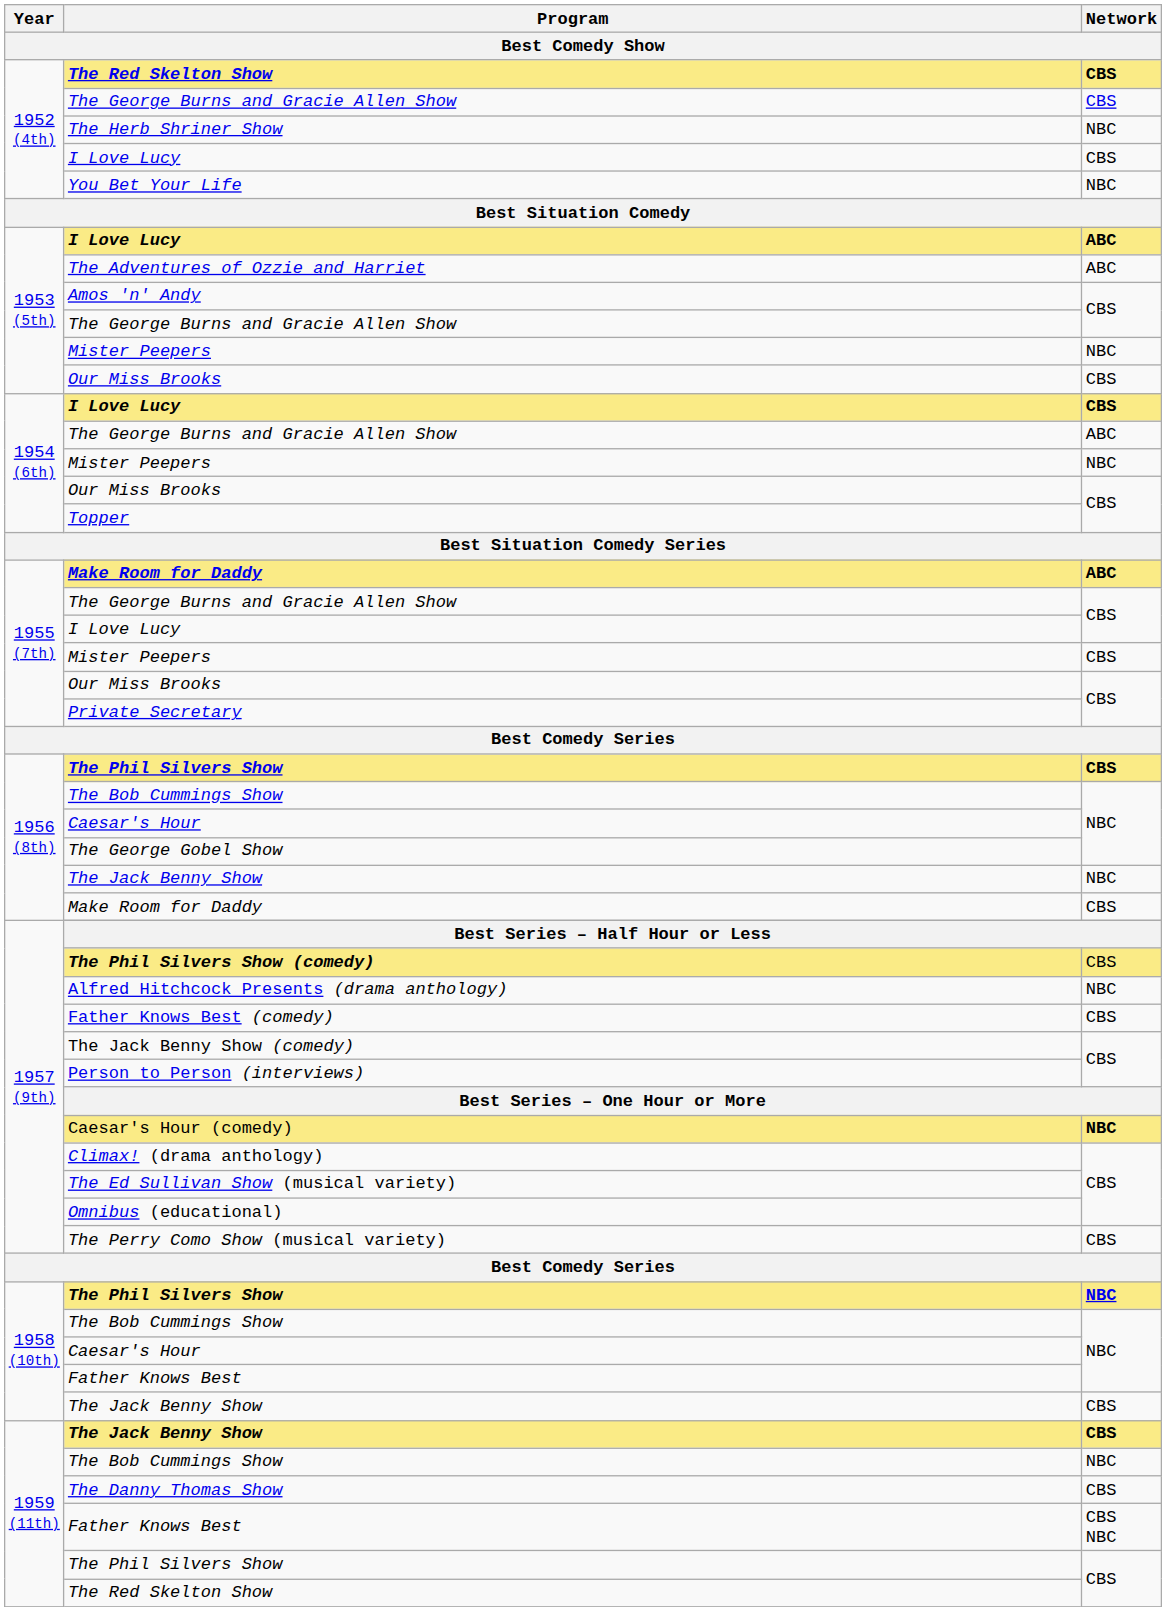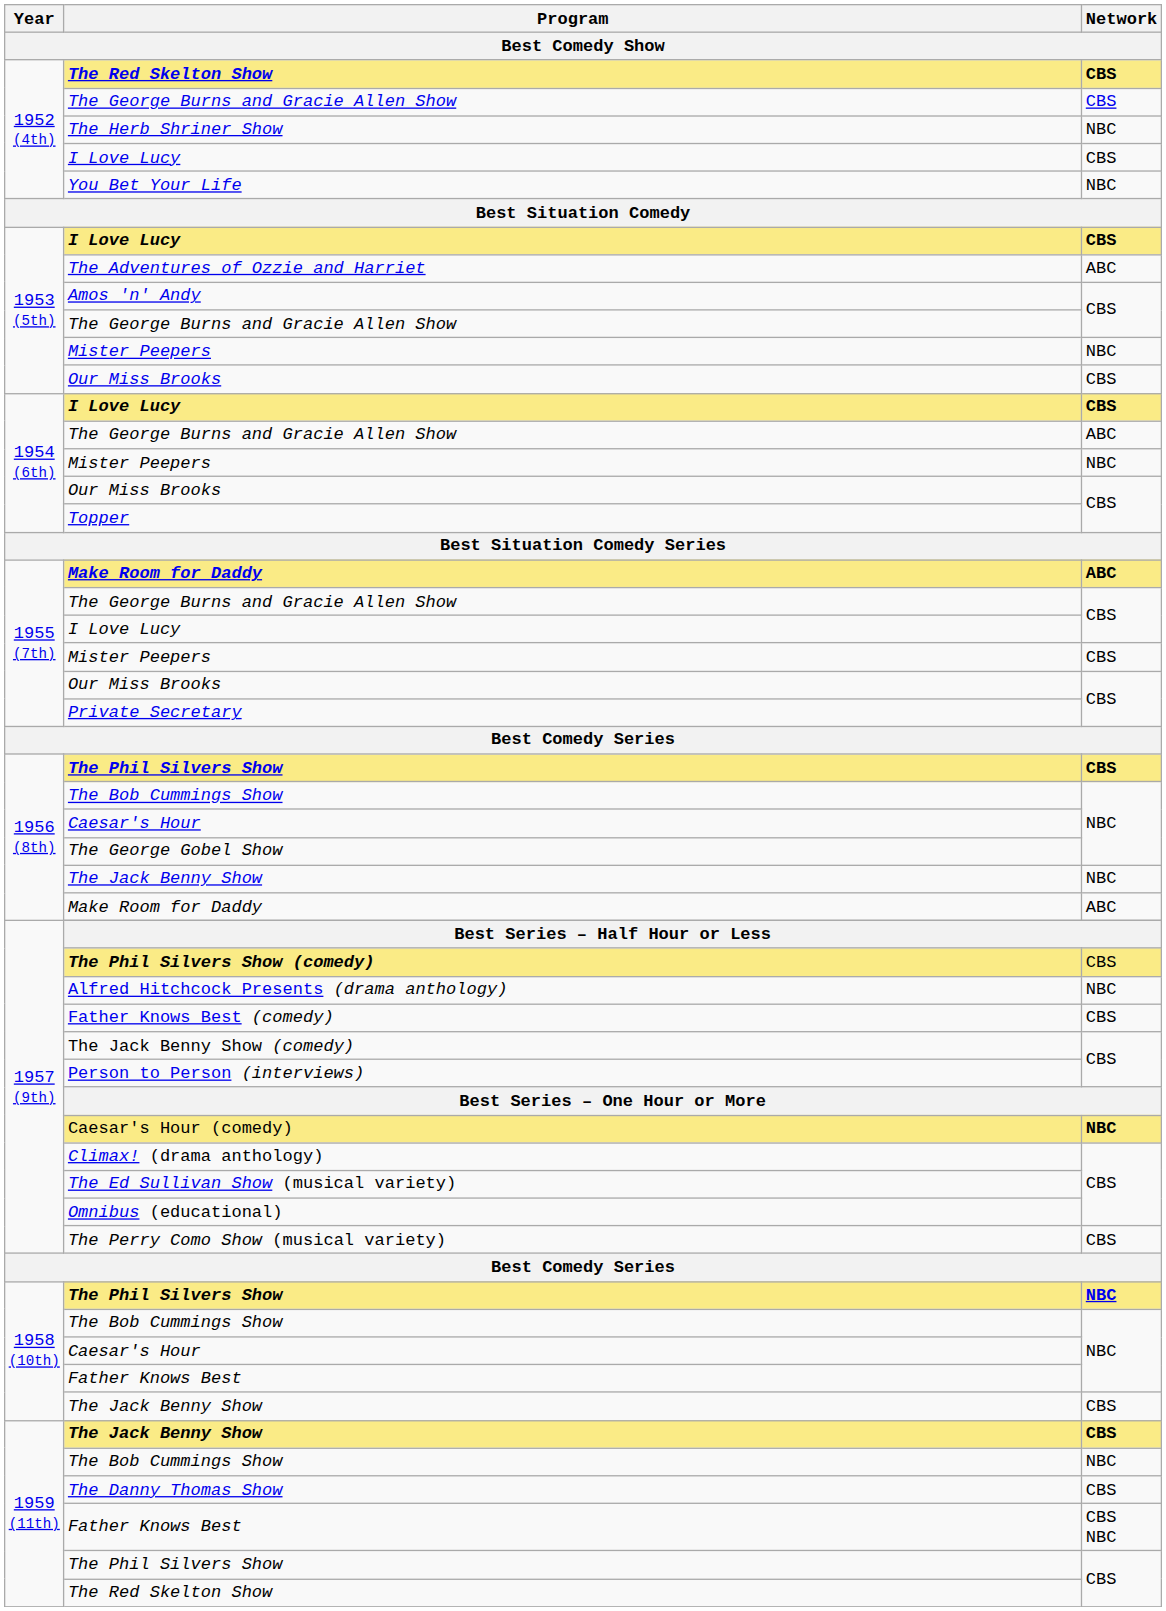(1101, 241) ABC -> (1101, 241) CBS
(1101, 907) CBS -> (1101, 907) ABC
